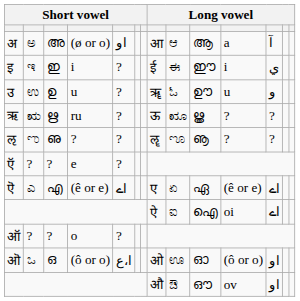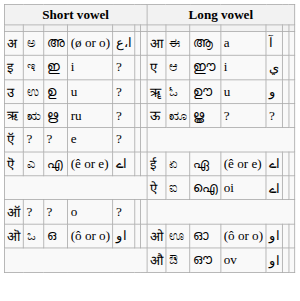(121, 43) او -> (124, 43) ا،ع
(173, 43) ಆ -> (175, 43) ಈ
(153, 68) ई -> (153, 68) ए
(175, 67) ಈ -> (173, 67) ಆ
- row: (12, 140)
(153, 188) ए -> (153, 164) ई
(124, 260) ا،ع -> (121, 236) او
